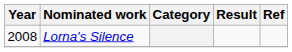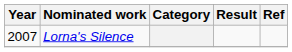(22, 36) 2008 -> (22, 36) 2007
